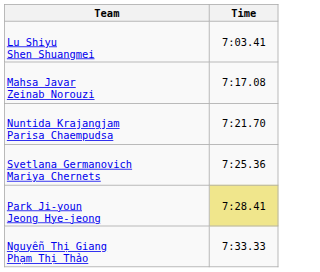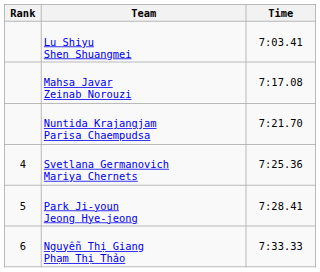+ column: (23, 13)
(244, 206) khaki background -> (281, 206) no background
